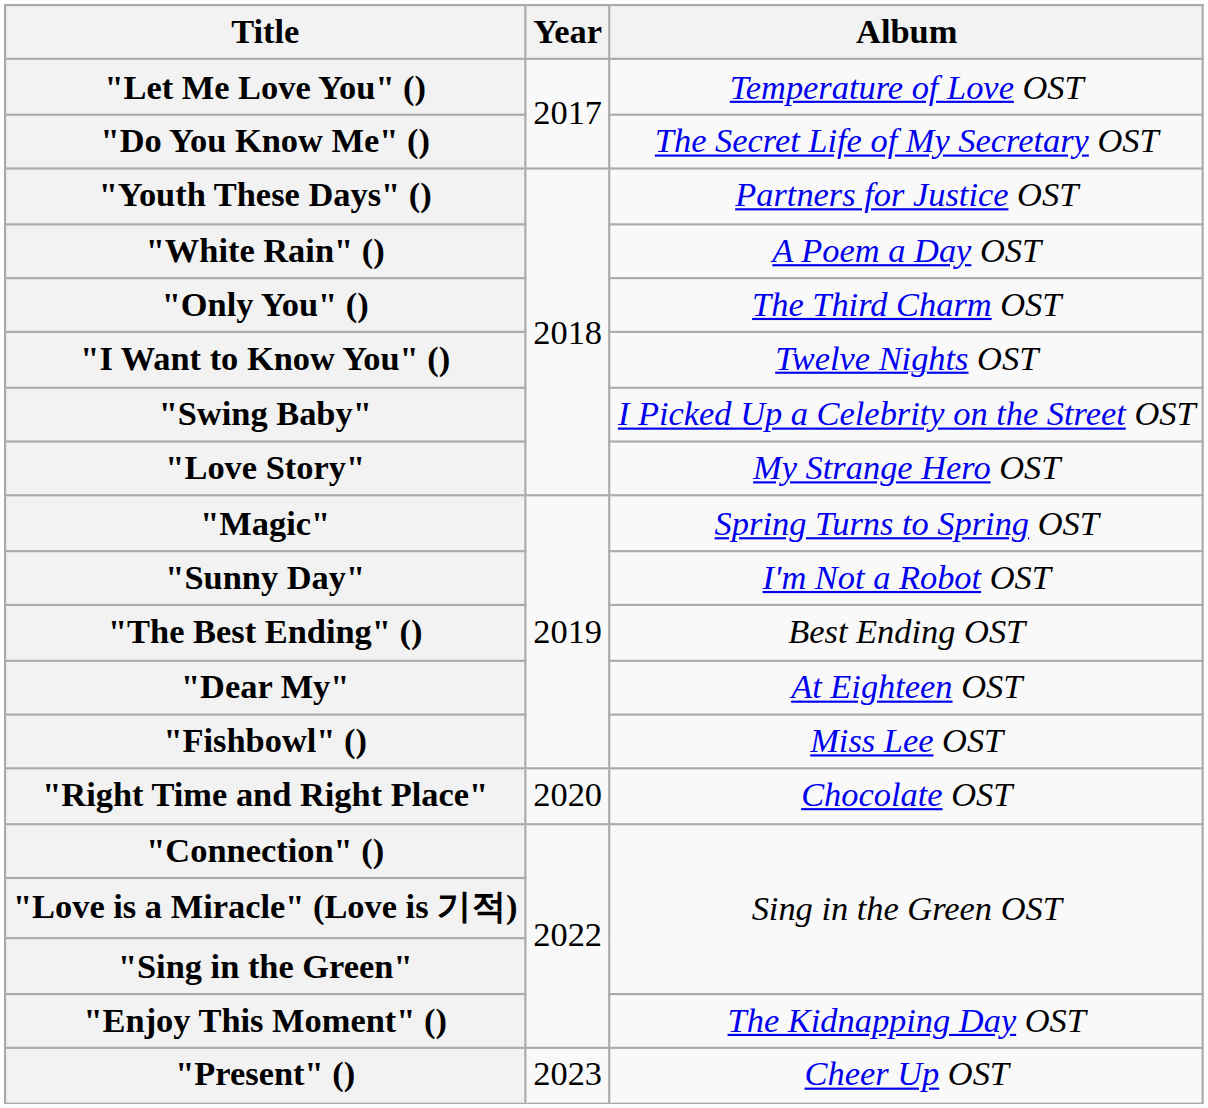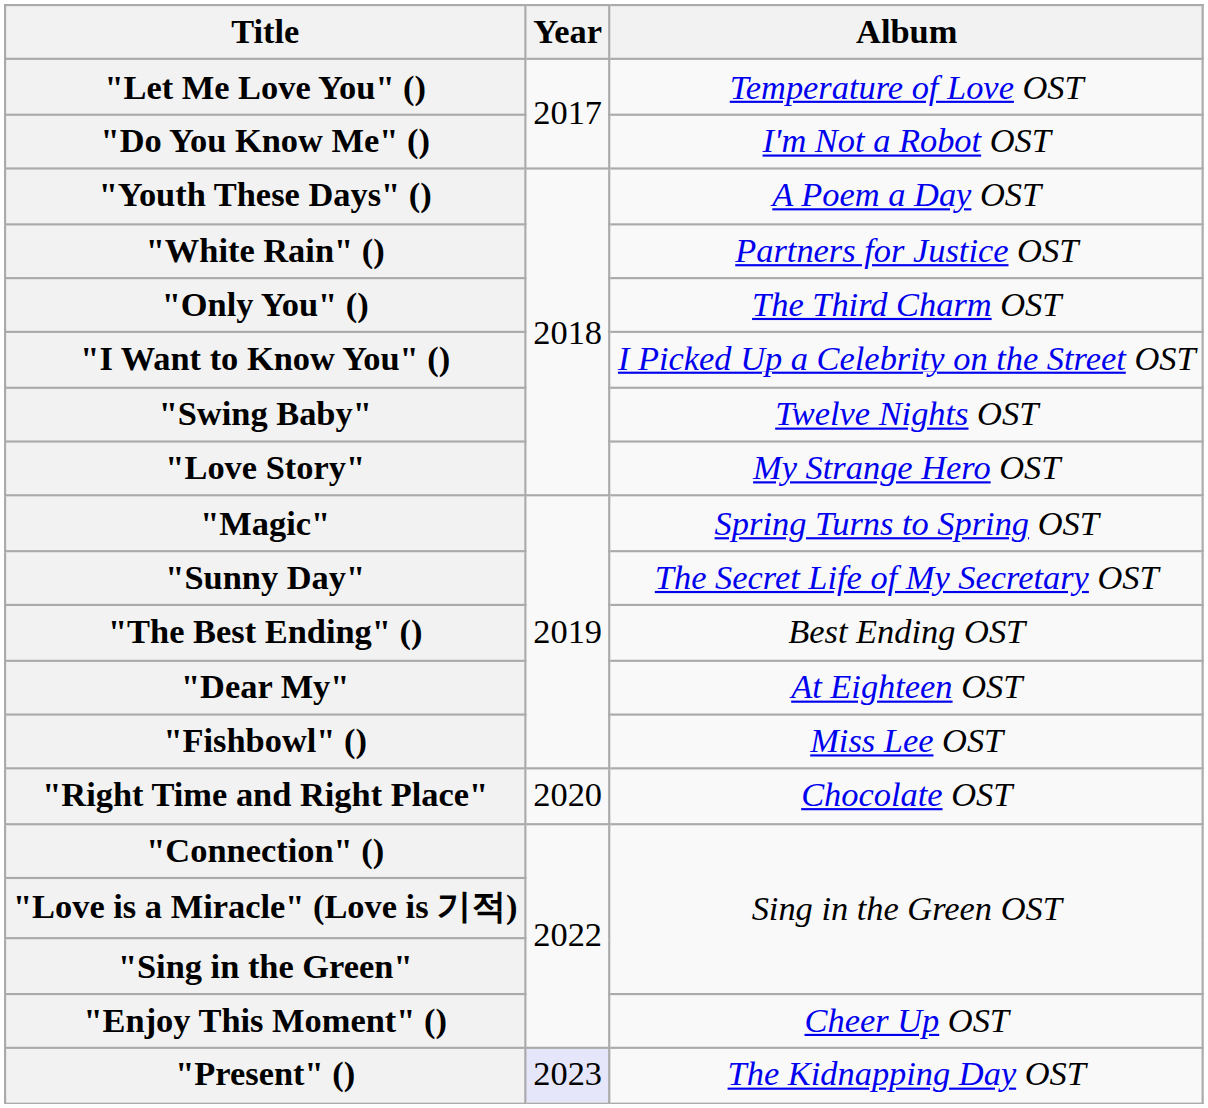(907, 140) The Secret Life of My Secretary OST -> (907, 140) I'm Not a Robot OST
(907, 195) Partners for Justice OST -> (907, 195) A Poem a Day OST
(907, 250) A Poem a Day OST -> (907, 250) Partners for Justice OST
(907, 359) Twelve Nights OST -> (907, 359) I Picked Up a Celebrity on the Street OST
(907, 413) I Picked Up a Celebrity on the Street OST -> (907, 413) Twelve Nights OST
(907, 577) I'm Not a Robot OST -> (907, 577) The Secret Life of My Secretary OST
(907, 1020) The Kidnapping Day OST -> (907, 1020) Cheer Up OST
(568, 1074) no background -> (568, 1074) lavender background
(907, 1074) Cheer Up OST -> (907, 1074) The Kidnapping Day OST
